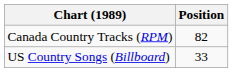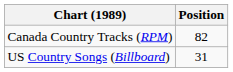(201, 57) 33 -> (201, 57) 31
